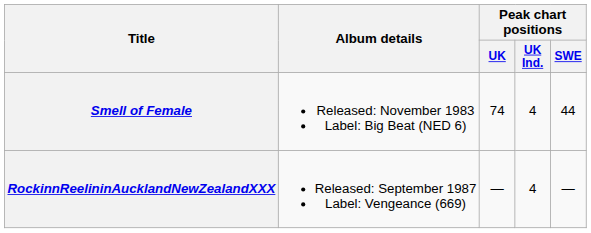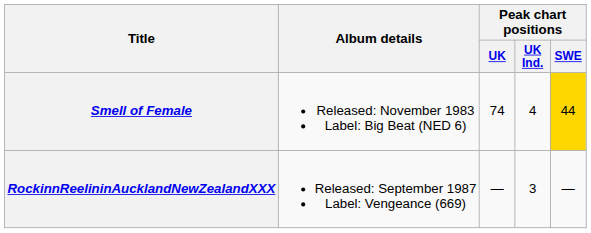(568, 111) no background -> (568, 111) gold background
(533, 188) 4 -> (533, 188) 3
